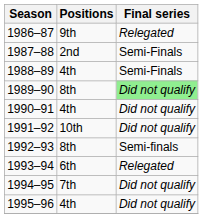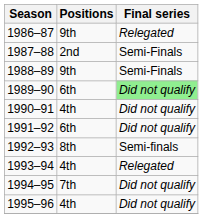(68, 71) 4th -> (68, 71) 9th
(68, 90) 8th -> (68, 90) 6th
(71, 128) 10th -> (68, 128) 6th
(68, 166) 6th -> (68, 166) 4th
